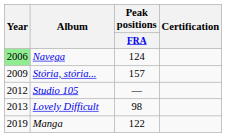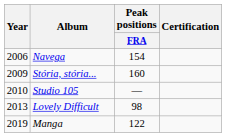(17, 57) lightgreen background -> (17, 57) no background
(137, 57) 124 -> (137, 57) 154
(137, 73) 157 -> (137, 73) 160
(17, 90) 2012 -> (17, 90) 2010
